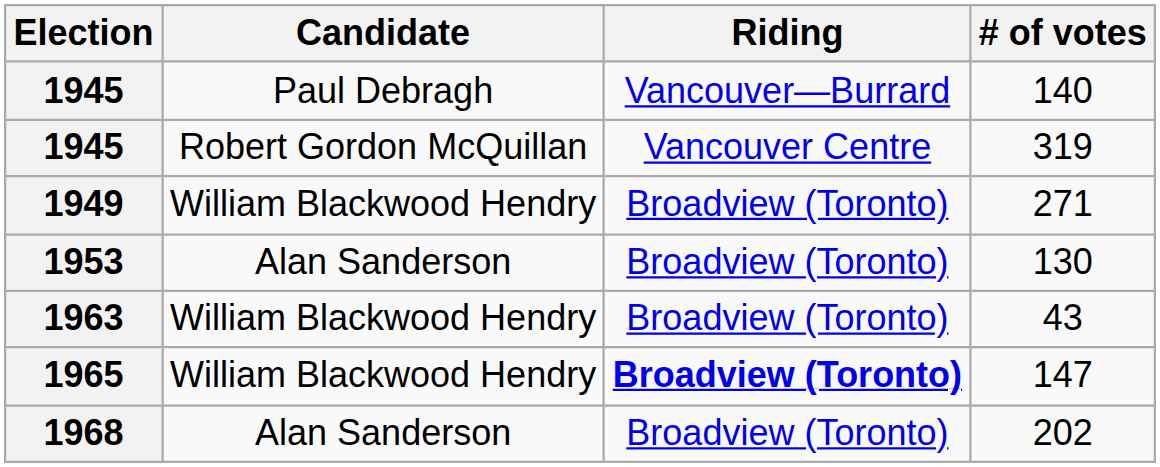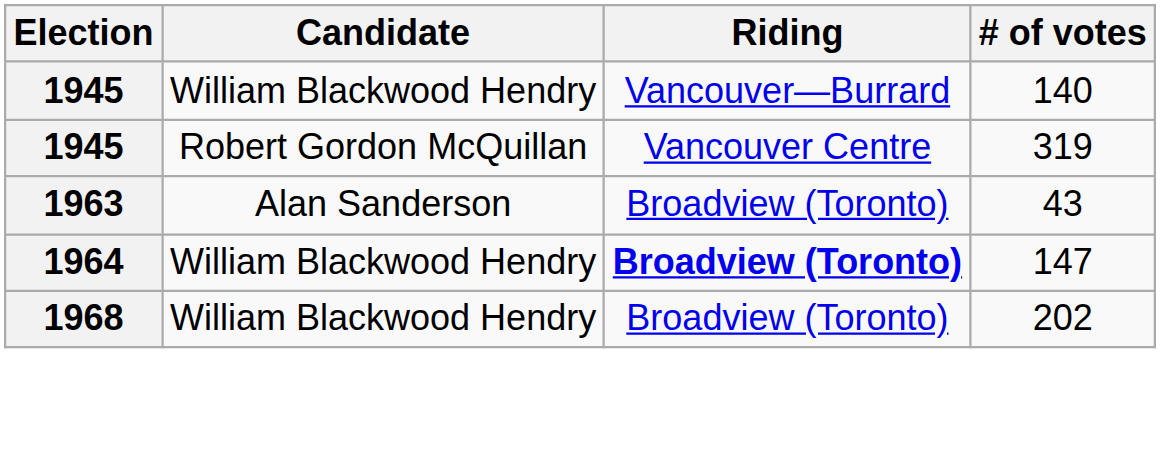(383, 90) Paul Debragh -> (383, 90) William Blackwood Hendry
- row: (1063, 204)
- row: (1063, 261)
(383, 318) William Blackwood Hendry -> (383, 204) Alan Sanderson
(83, 375) 1965 -> (83, 261) 1964
(383, 432) Alan Sanderson -> (383, 318) William Blackwood Hendry
